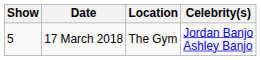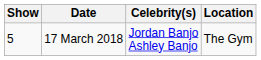columns swapped: (218, 13) <-> (153, 13)
